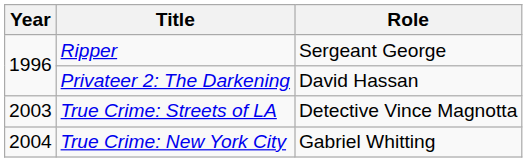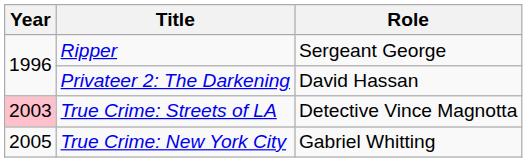(30, 111) no background -> (30, 111) pink background
(30, 141) 2004 -> (30, 141) 2005
